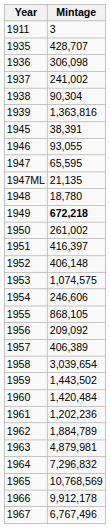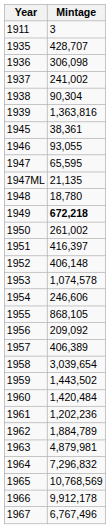(66, 130) 38,391 -> (66, 130) 38,361
(73, 280) 1,074,575 -> (73, 280) 1,074,578
